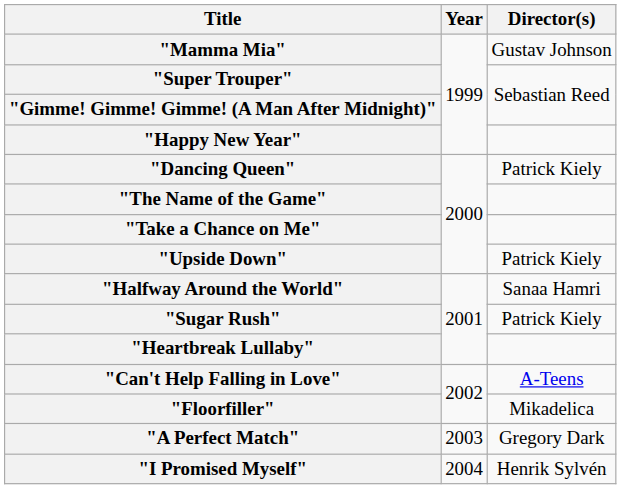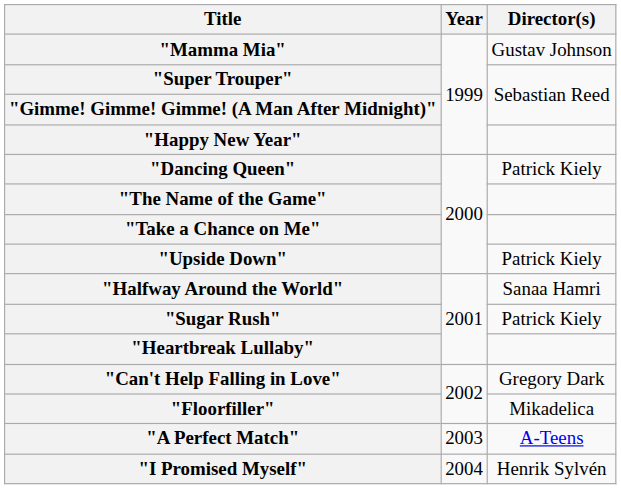(552, 378) A-Teens -> (552, 378) Gregory Dark
(552, 438) Gregory Dark -> (552, 438) A-Teens
